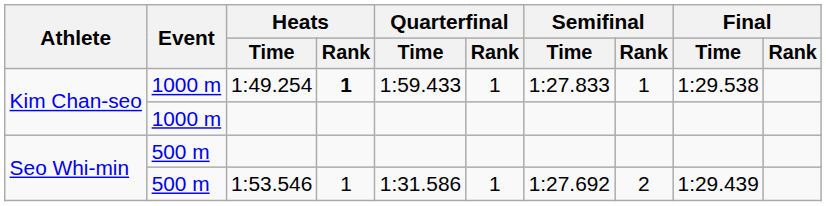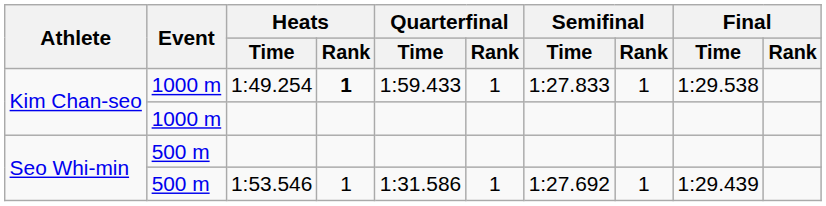(644, 185) 2 -> (644, 185) 1
